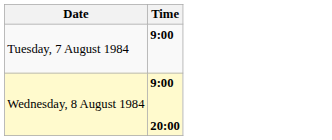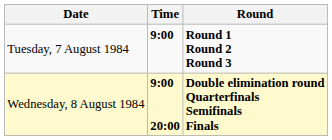+ column: (255, 14)
